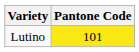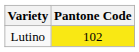(93, 36) 101 -> (93, 36) 102
